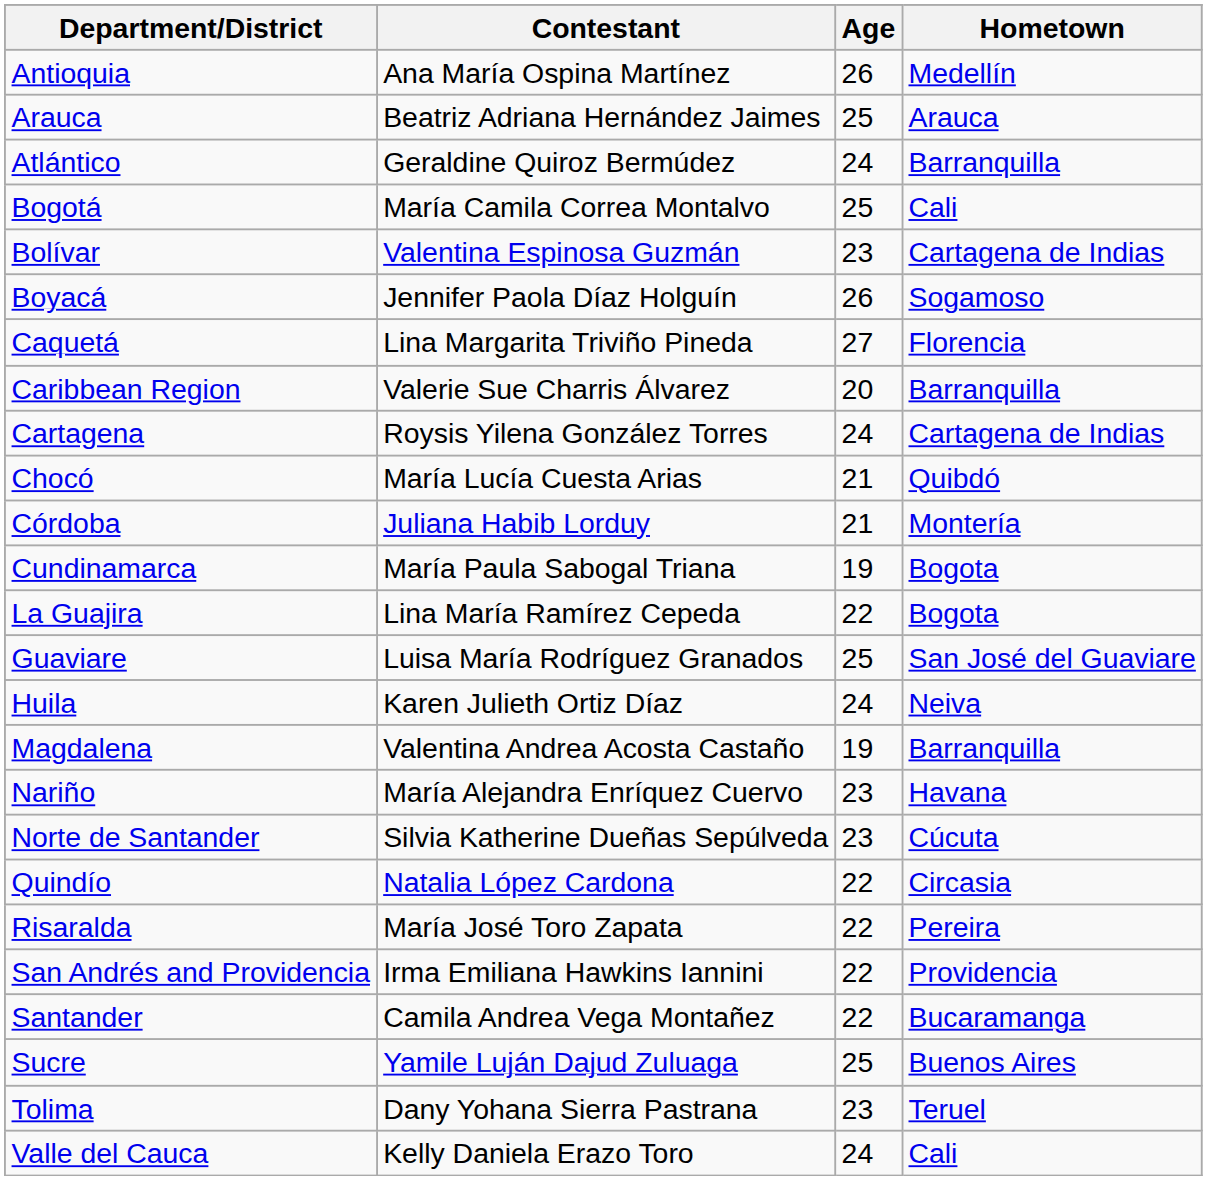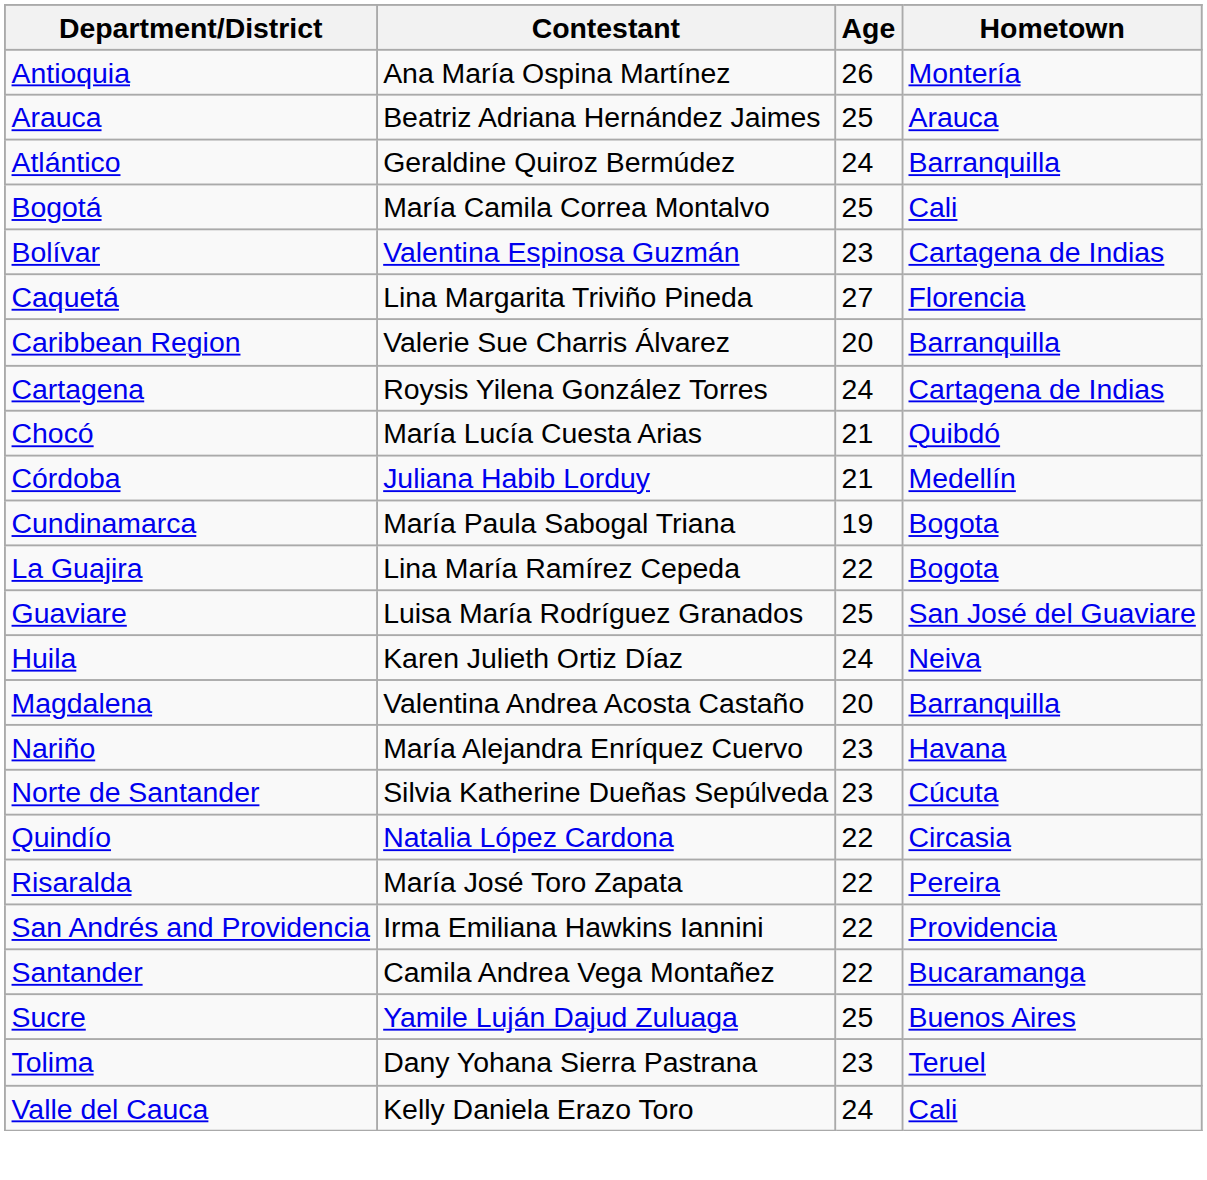(962, 73) Medellín -> (965, 73) Montería
- row: (59, 298)
(965, 523) Montería -> (962, 478) Medellín
(857, 748) 19 -> (857, 703) 20
